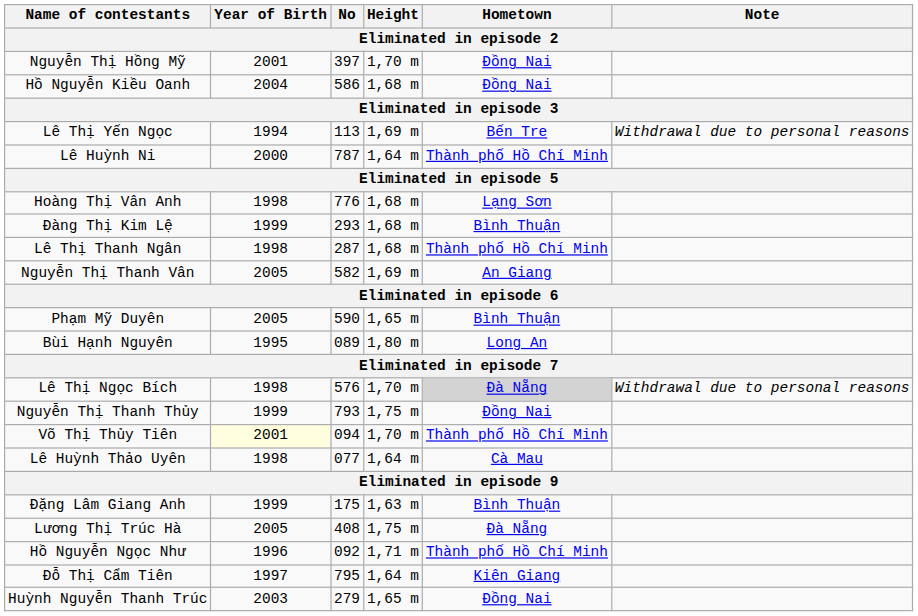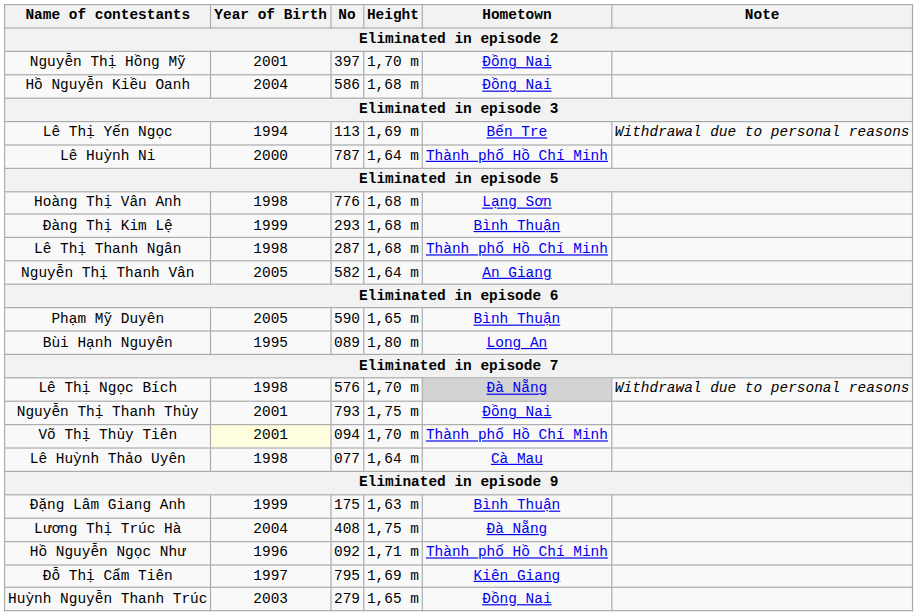(393, 273) 1,69 m -> (393, 273) 1,64 m
(271, 413) 1999 -> (271, 413) 2001
(271, 530) 2005 -> (271, 530) 2004
(393, 576) 1,64 m -> (393, 576) 1,69 m
